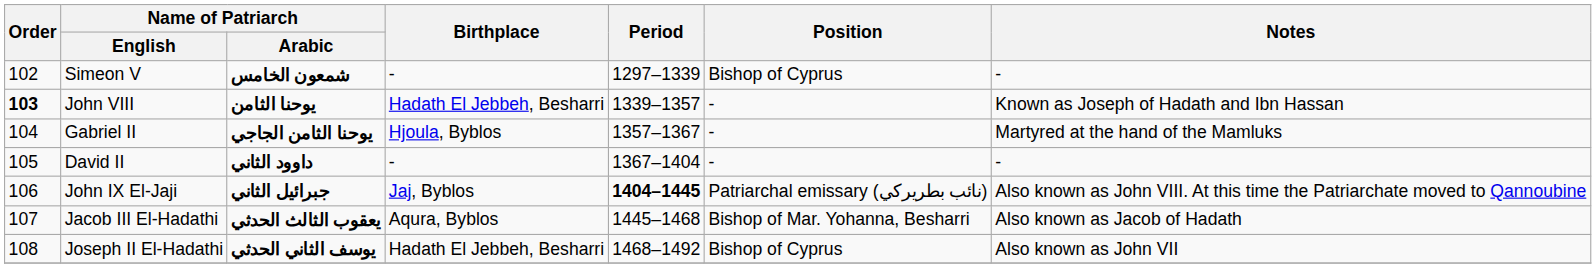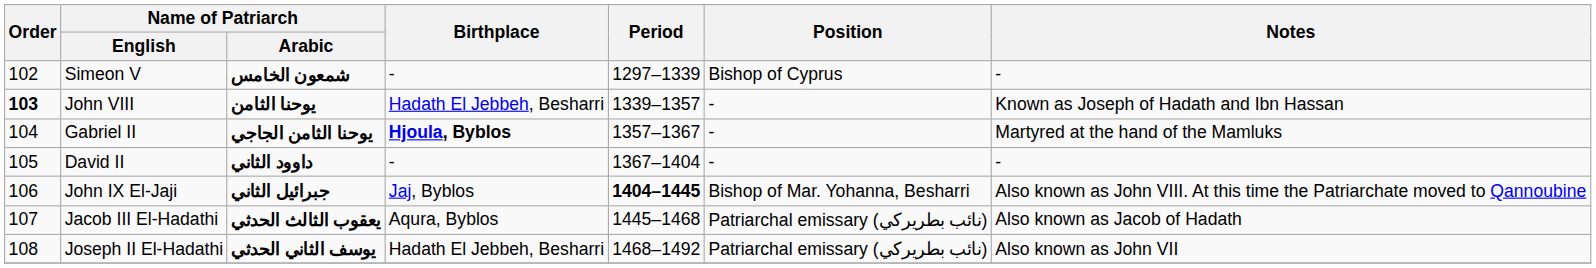(445, 132) normal -> (450, 132) bold
(848, 191) Patriarchal emissary (نائب بطريركي) -> (839, 190) Bishop of Mar. Yohanna, Besharri
(839, 219) Bishop of Mar. Yohanna, Besharri -> (848, 220) Patriarchal emissary (نائب بطريركي)
(775, 248) Bishop of Cyprus -> (848, 249) Patriarchal emissary (نائب بطريركي)
